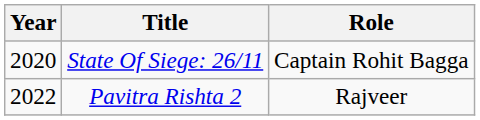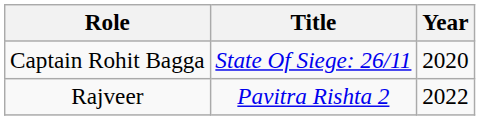columns swapped: (33, 22) <-> (371, 22)
